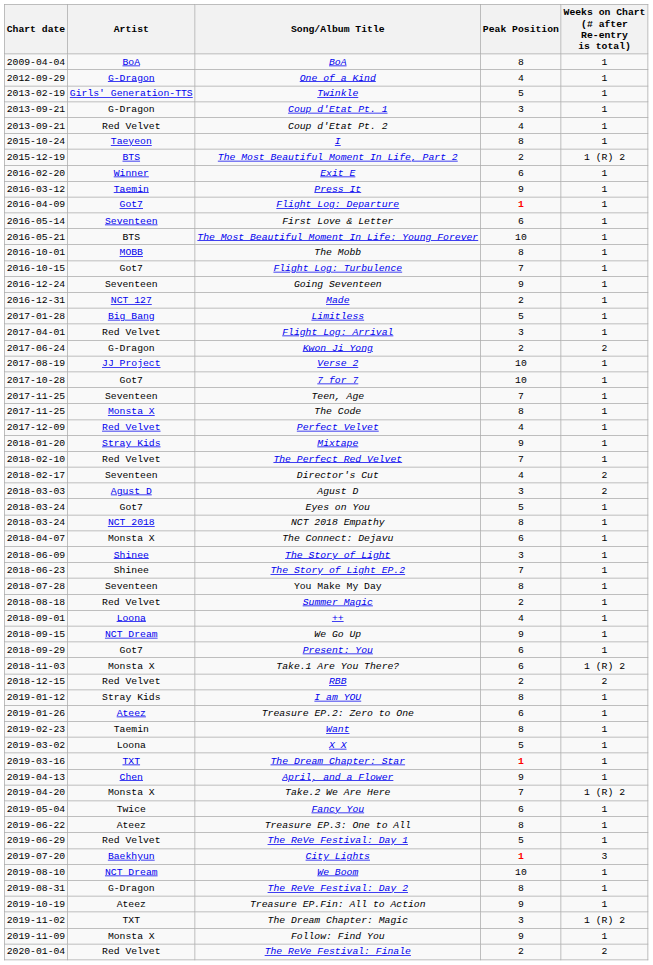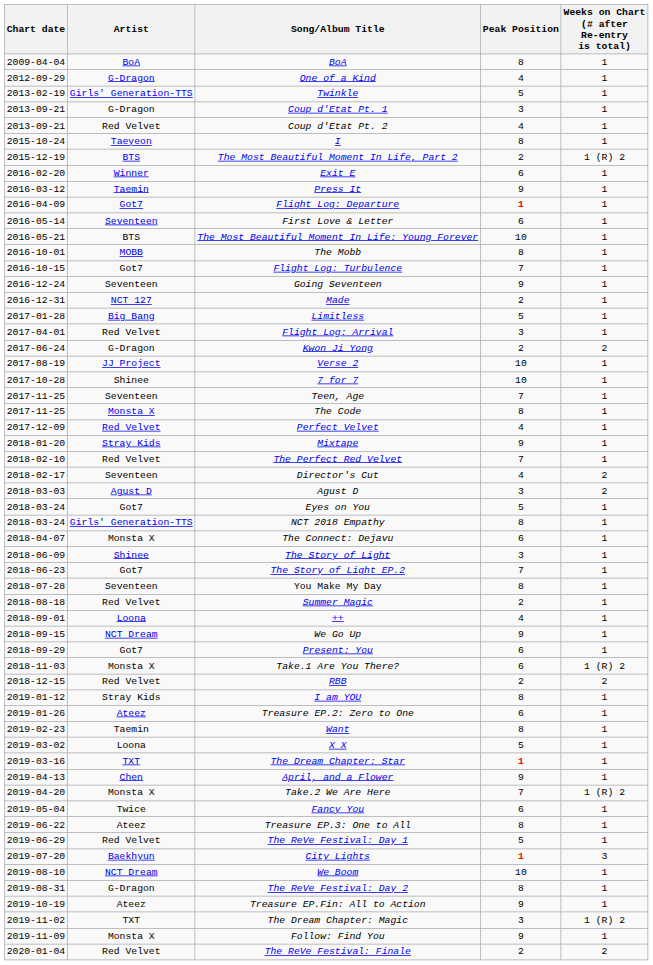(131, 380) Got7 -> (131, 380) Shinee
(131, 523) NCT 2018 -> (131, 523) Girls' Generation-TTS
(131, 570) Shinee -> (131, 570) Got7
